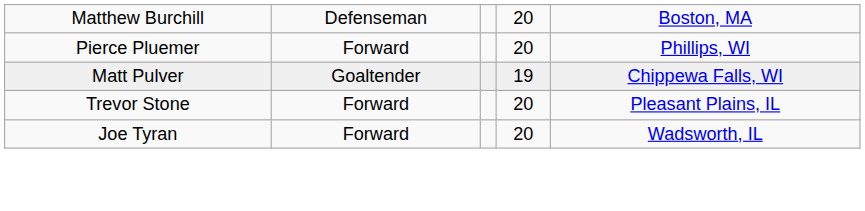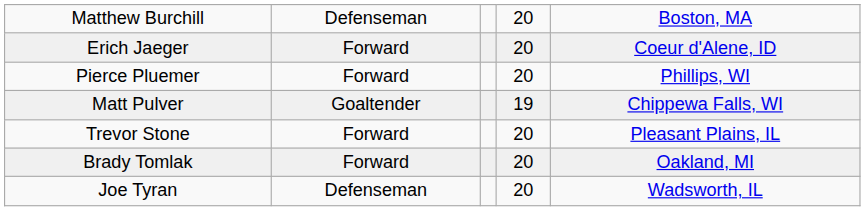+ row: (138, 47)
+ row: (138, 162)
(376, 133) Forward -> (376, 190) Defenseman
